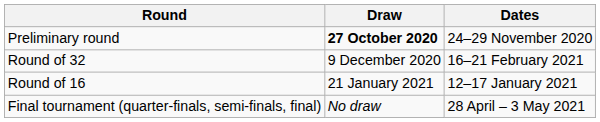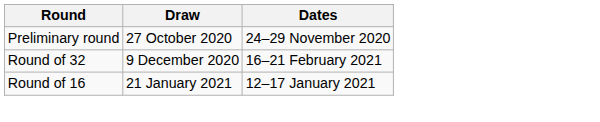(383, 38) bold -> (179, 38) normal
- row: (164, 106)
